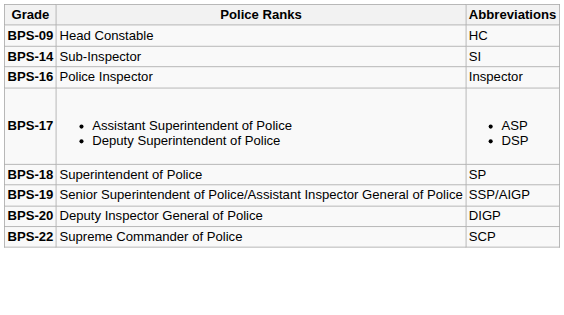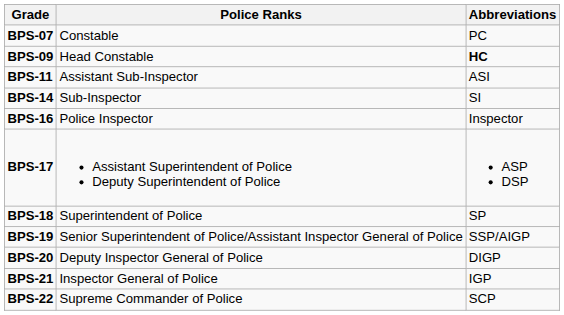+ row: (30, 35)
(478, 35) normal -> (478, 56) bold
+ row: (30, 77)
+ row: (30, 278)
